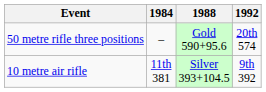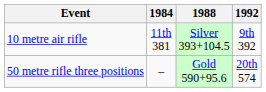rows swapped: (47, 71) <-> (75, 39)
